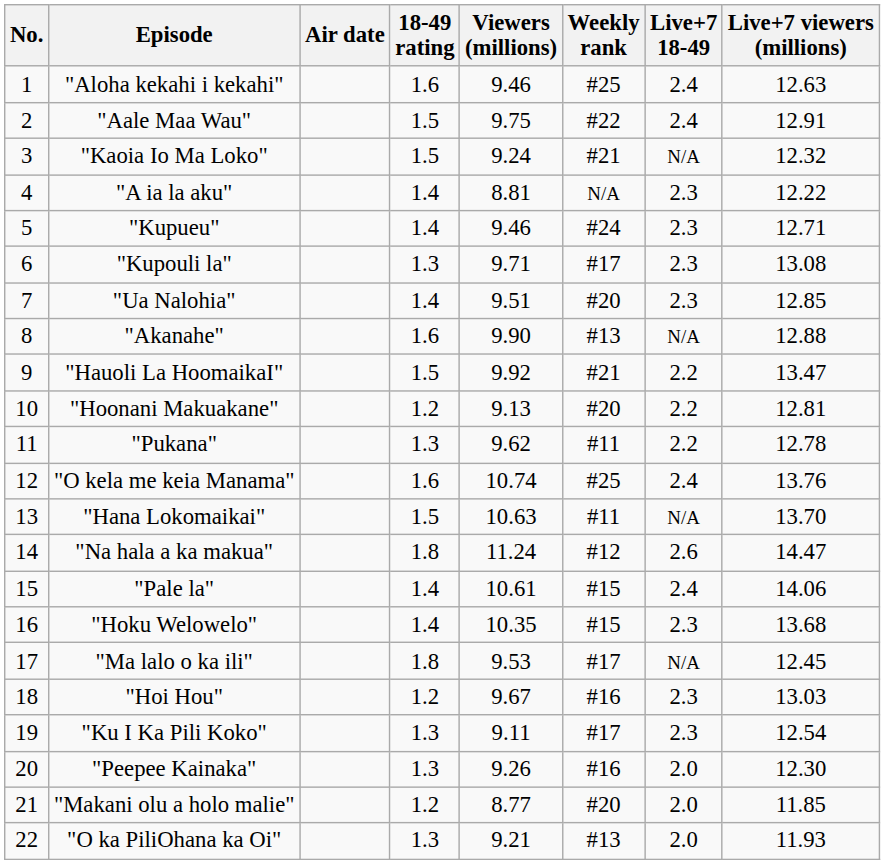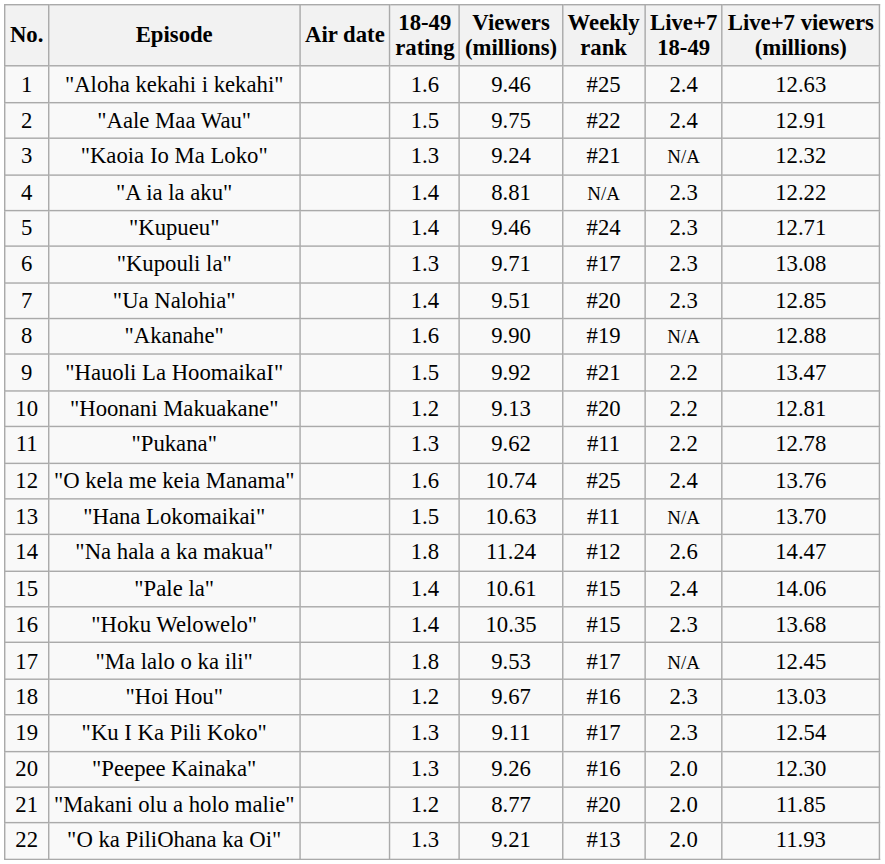(425, 156) 1.5 -> (425, 156) 1.3
(604, 336) #13 -> (604, 336) #19
